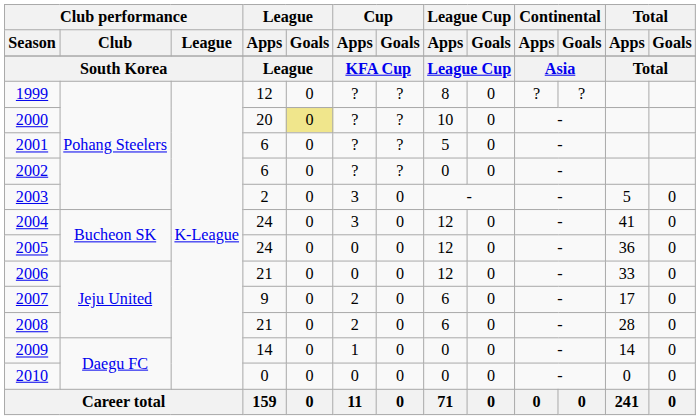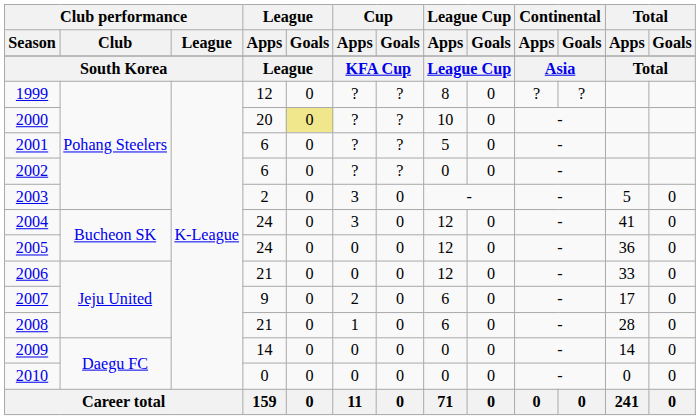(355, 324) 2 -> (355, 324) 1
(355, 350) 1 -> (355, 350) 0
